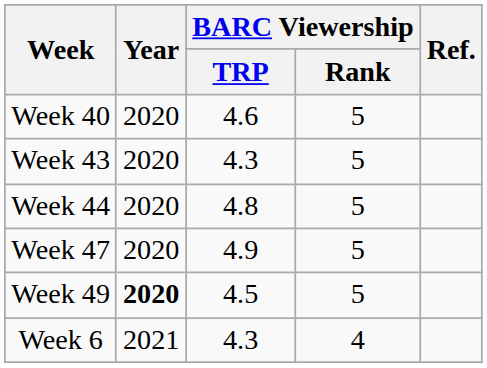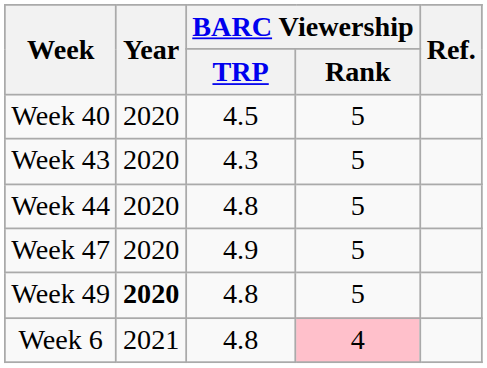(241, 116) 4.6 -> (241, 116) 4.5
(241, 294) 4.5 -> (241, 294) 4.8
(241, 339) 4.3 -> (241, 339) 4.8
(358, 339) no background -> (358, 339) pink background
